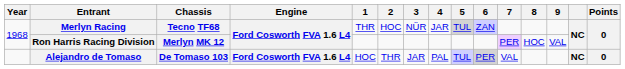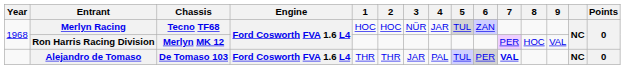(365, 27) THR -> (365, 27) HOC
(365, 57) HOC -> (365, 57) THR
(509, 57) normal -> (509, 57) bold
